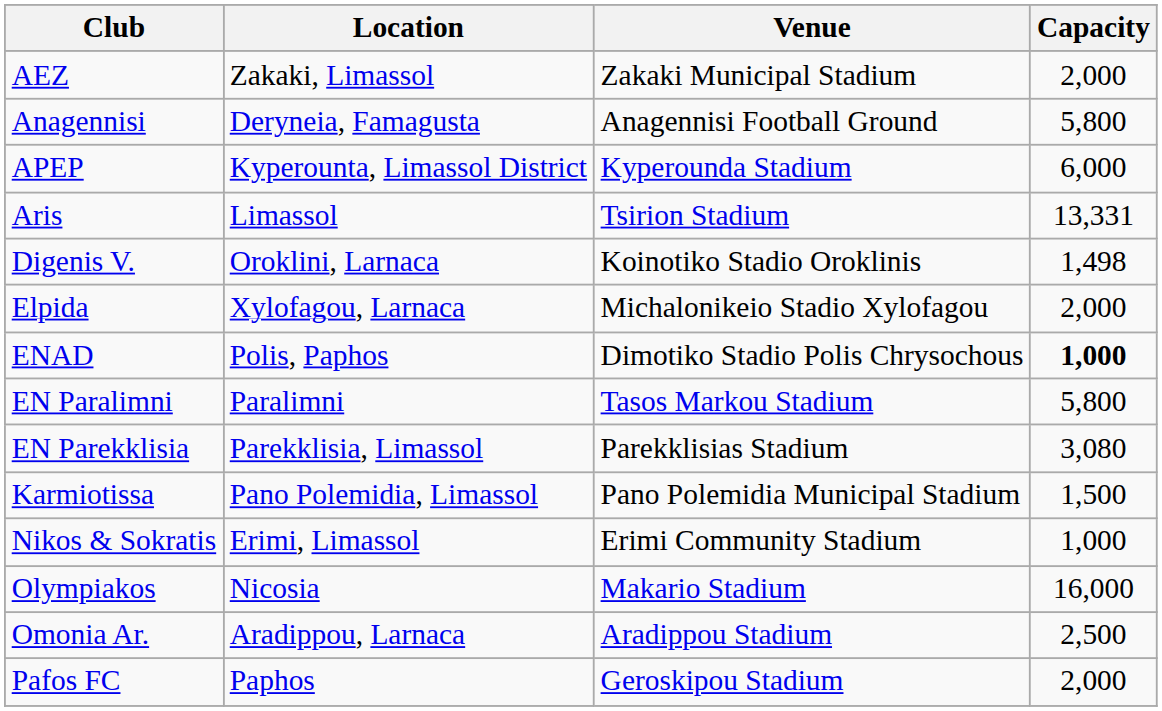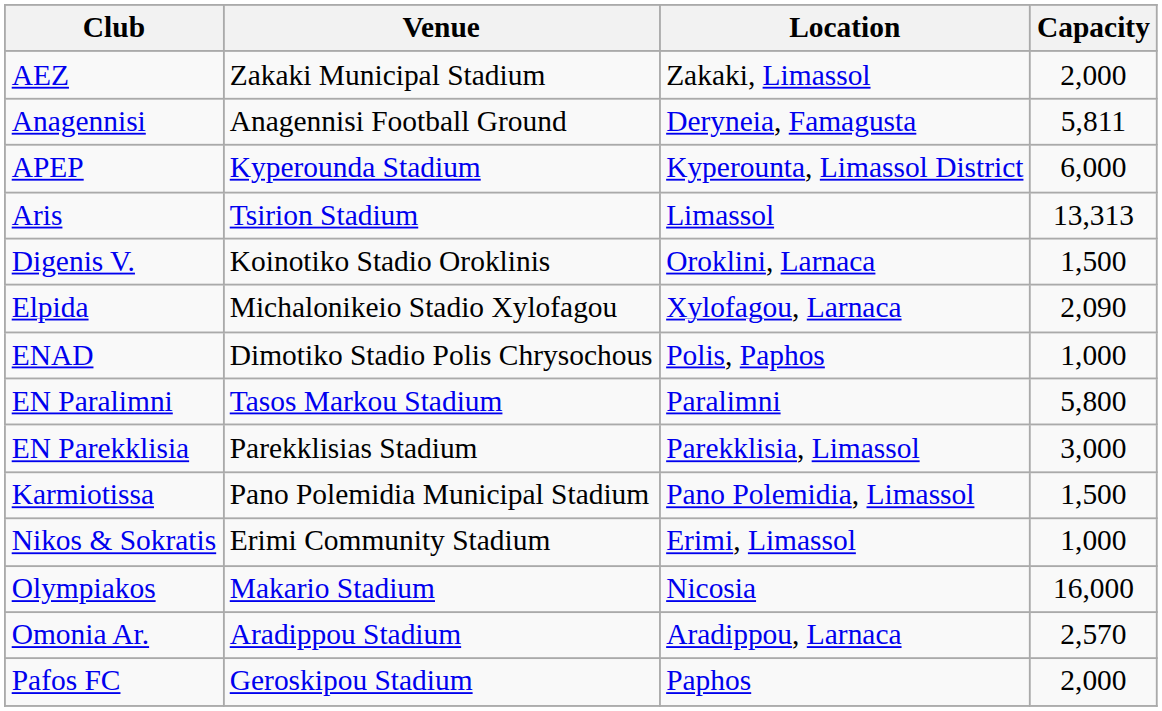columns swapped: (408, 27) <-> (812, 27)
(1093, 121) 5,800 -> (1093, 121) 5,811
(1093, 214) 13,331 -> (1093, 214) 13,313
(1093, 261) 1,498 -> (1093, 261) 1,500
(1093, 307) 2,000 -> (1093, 307) 2,090
(1093, 354) bold -> (1093, 354) normal
(1093, 448) 3,080 -> (1093, 448) 3,000
(1093, 634) 2,500 -> (1093, 634) 2,570
